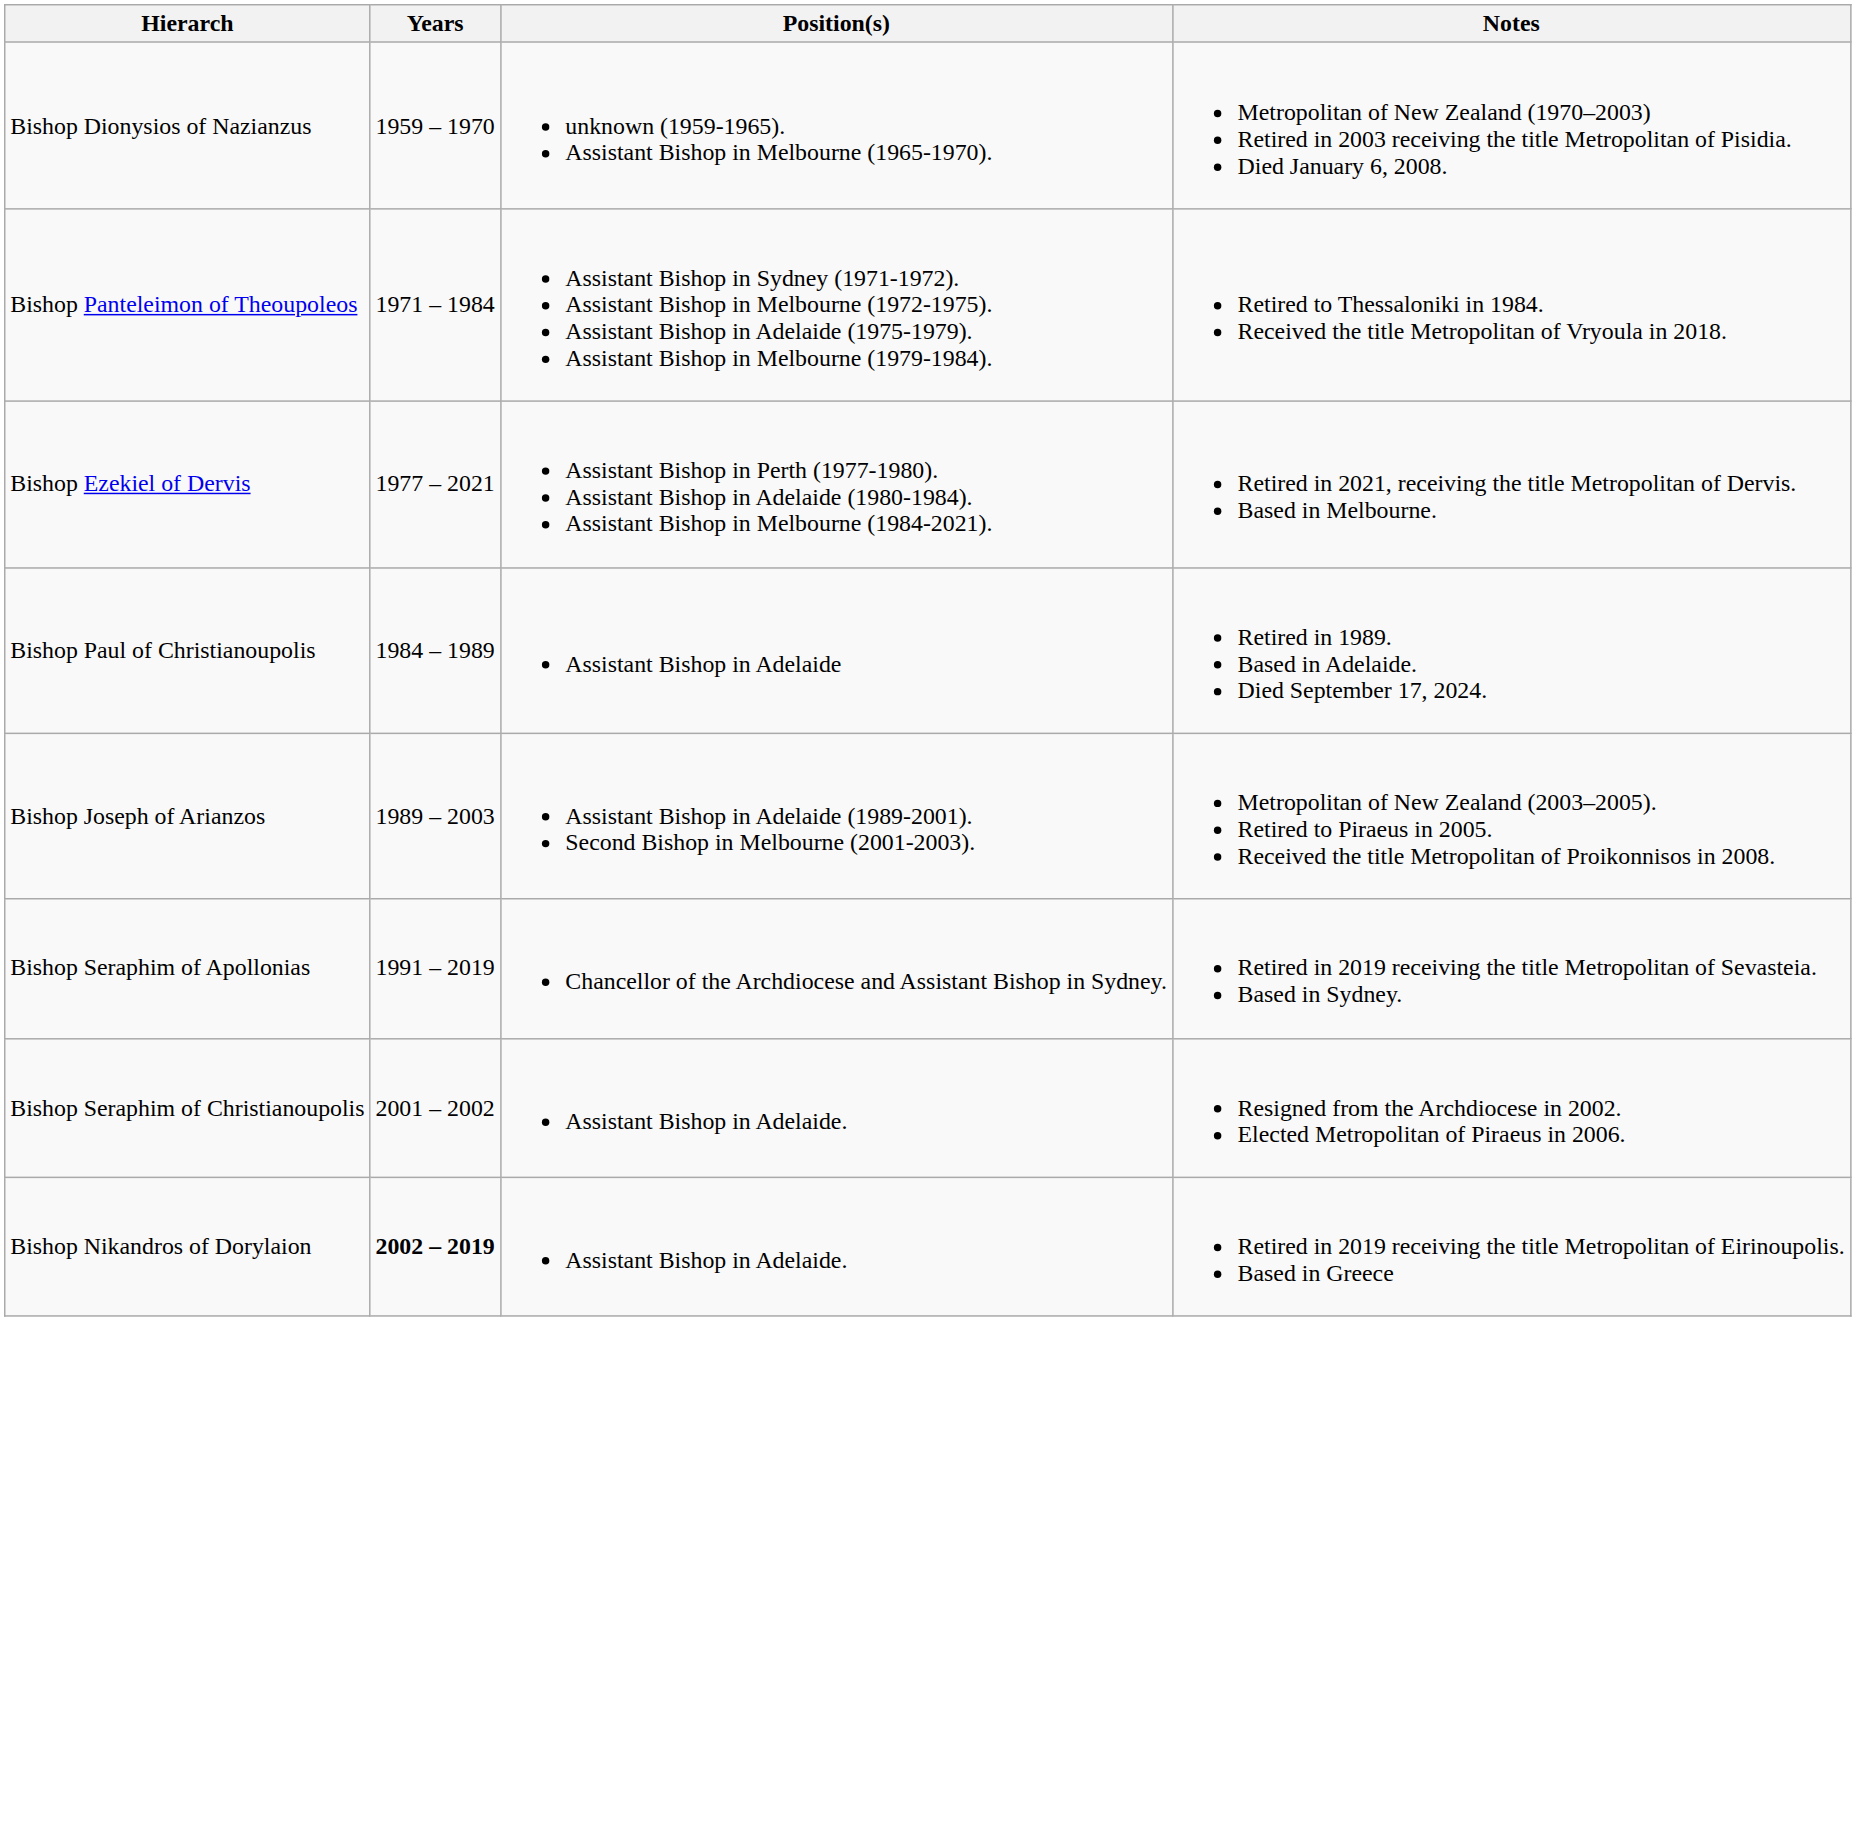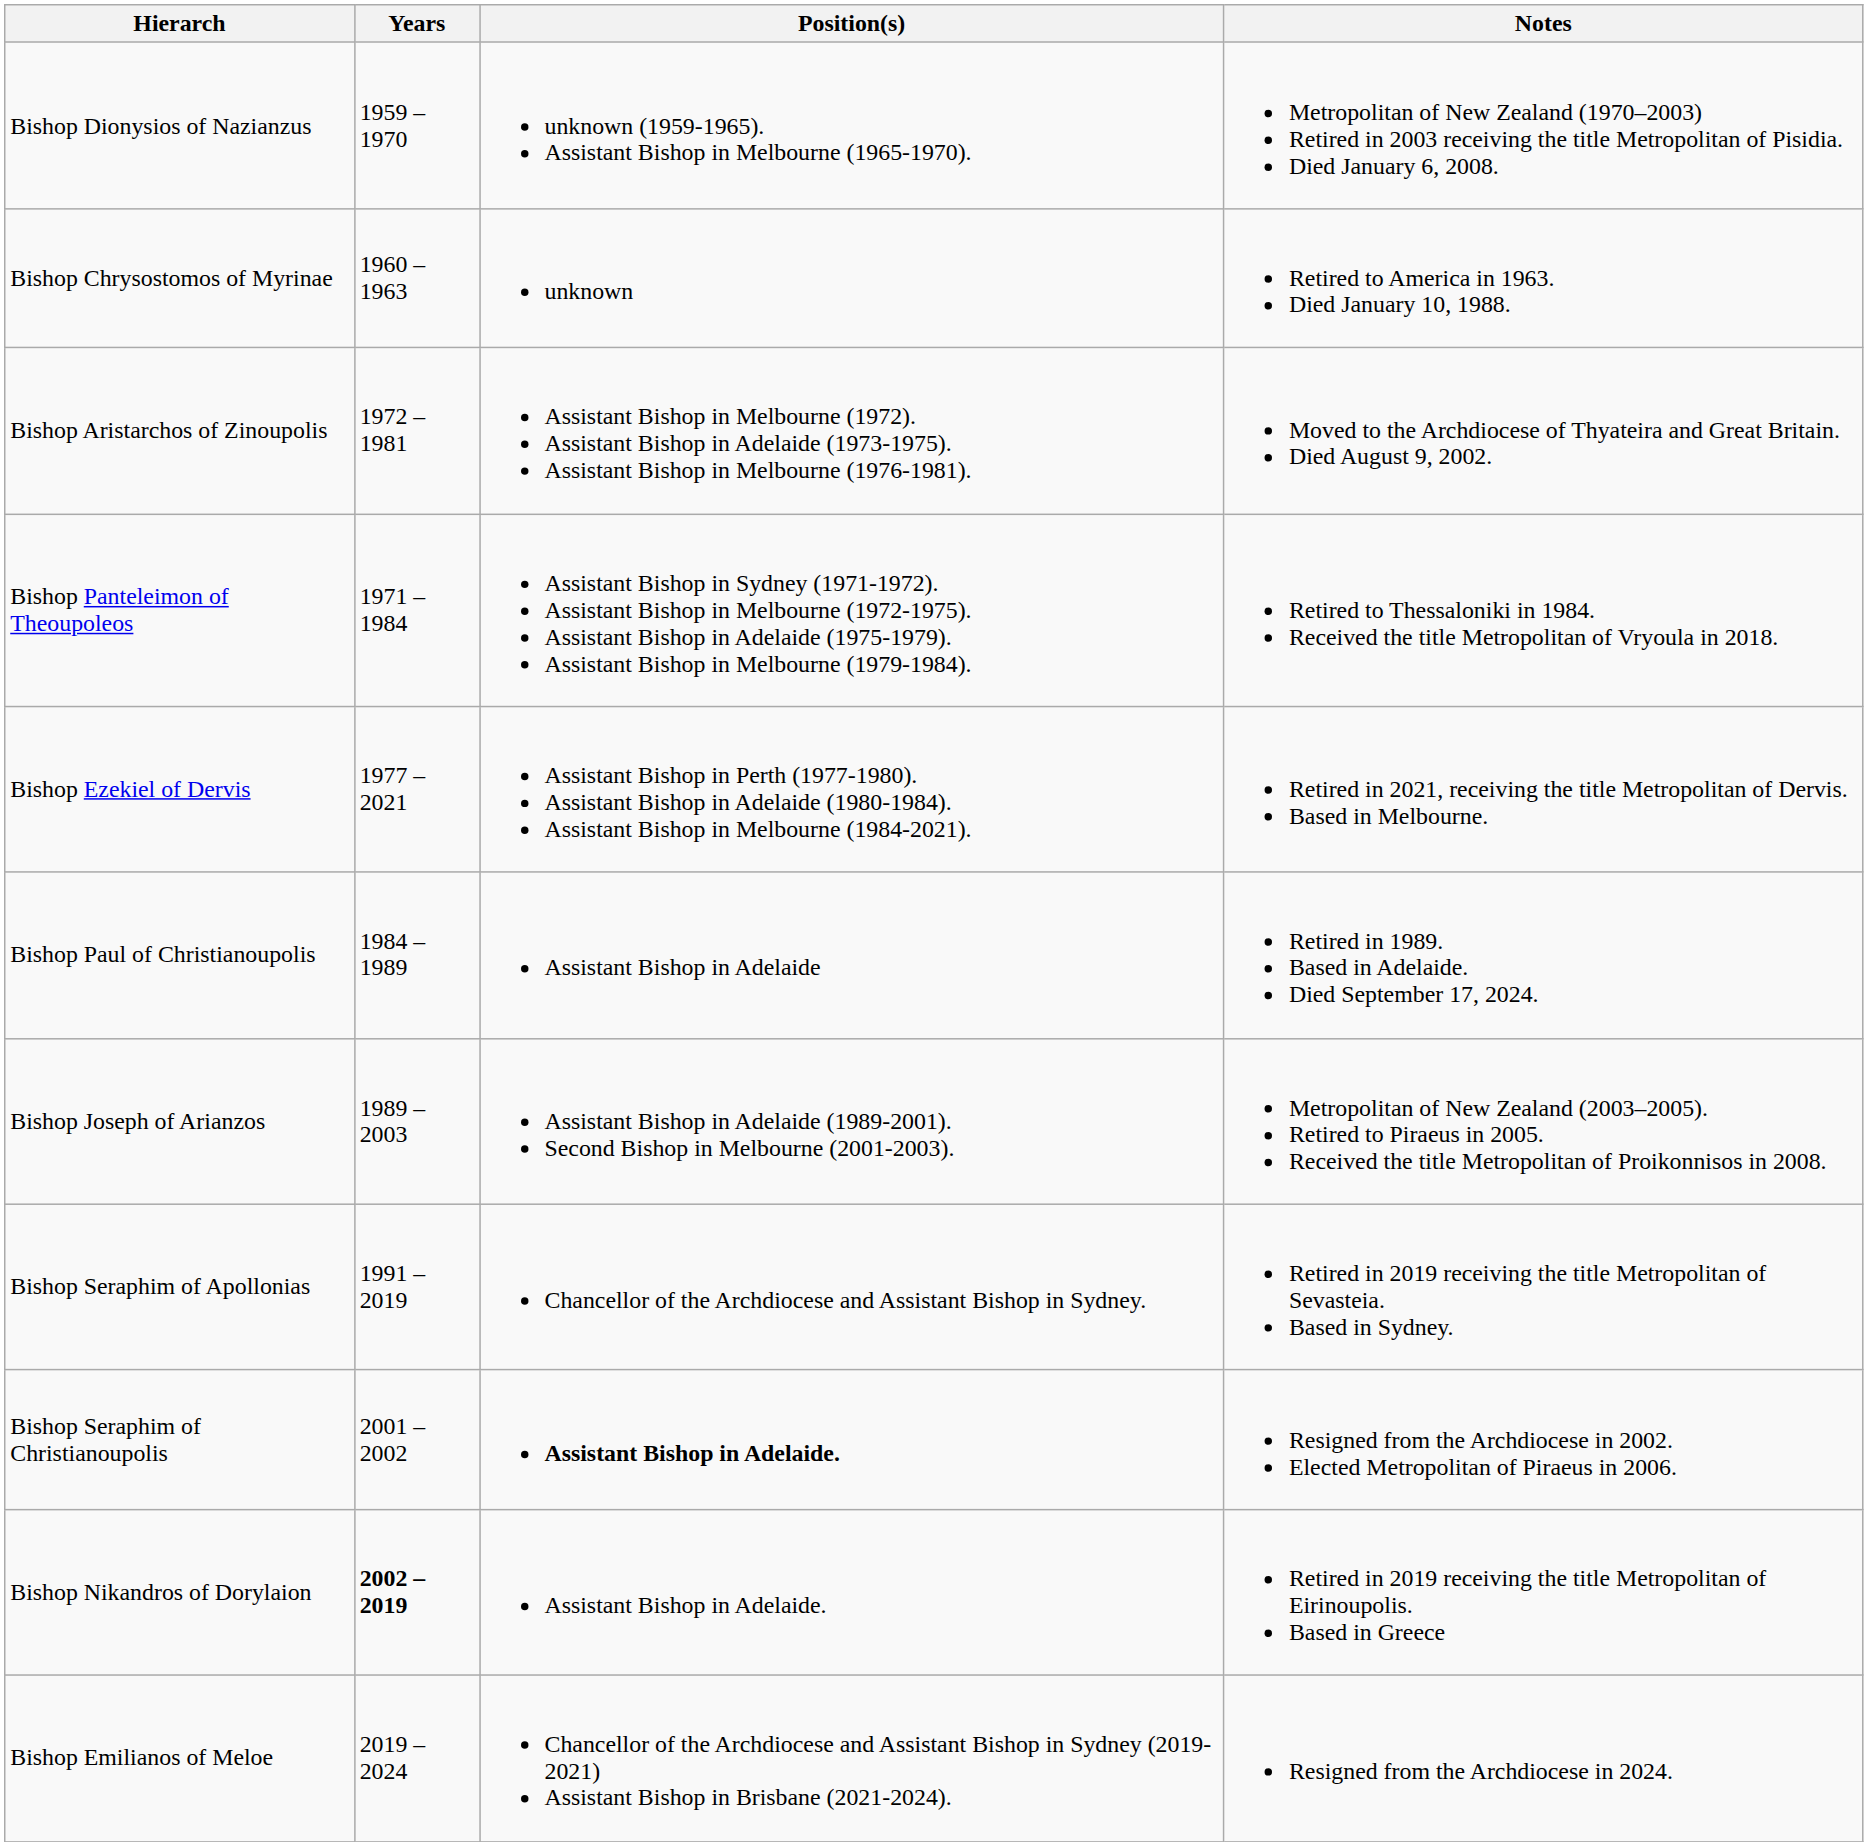+ row: (171, 277)
+ row: (169, 430)
(836, 1121) normal -> (852, 1453) bold
+ row: (142, 1757)
